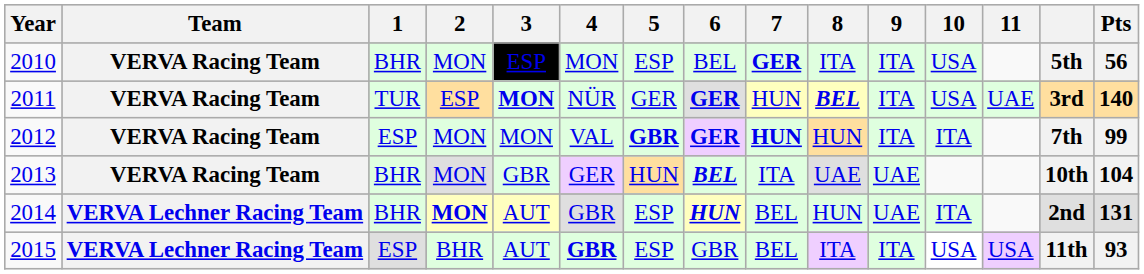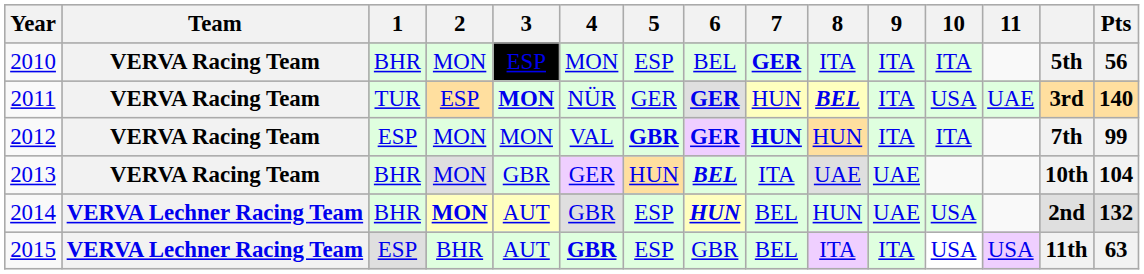(954, 61) USA -> (954, 61) ITA
(954, 212) ITA -> (954, 212) USA
(1116, 212) 131 -> (1116, 212) 132
(1116, 250) 93 -> (1116, 250) 63
